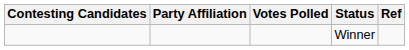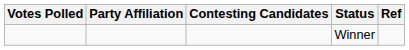columns swapped: (77, 14) <-> (291, 14)
